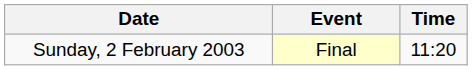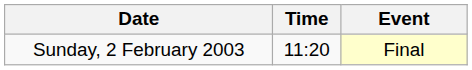columns swapped: (433, 19) <-> (336, 19)
